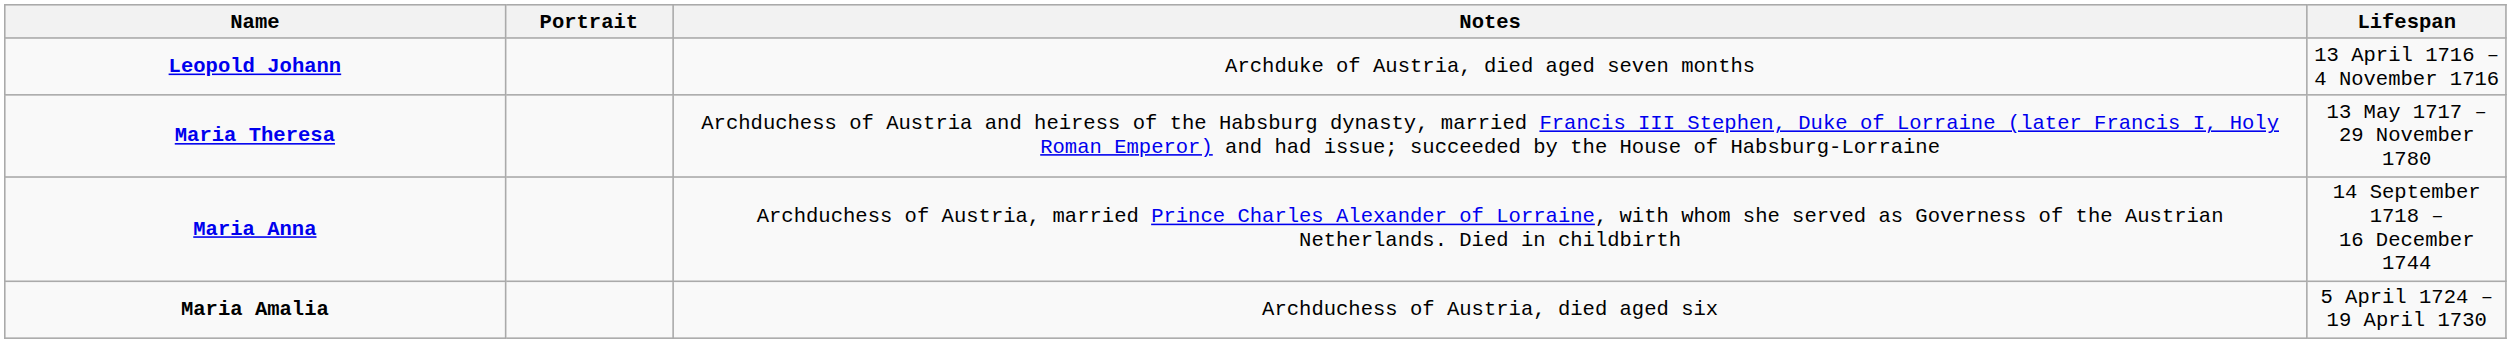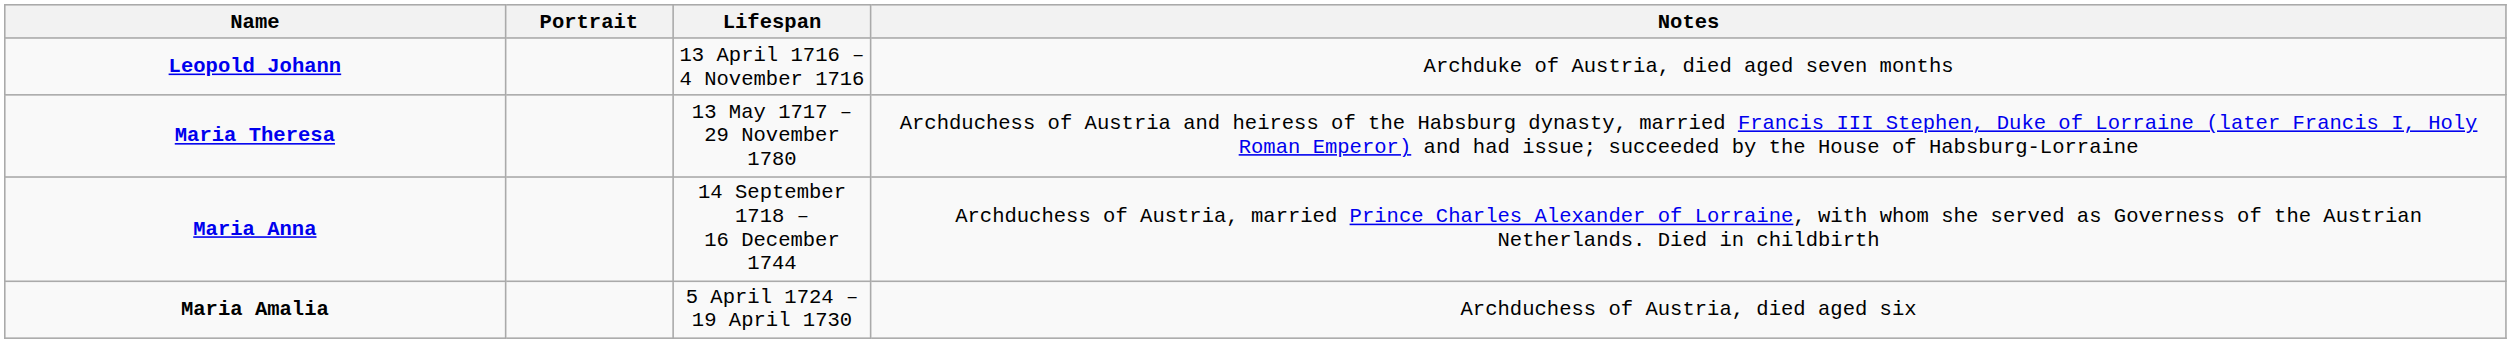columns swapped: (2407, 22) <-> (1490, 22)
